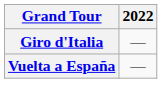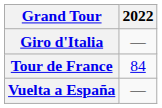+ row: (62, 66)
